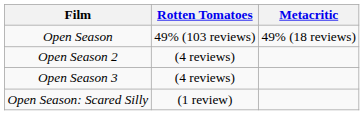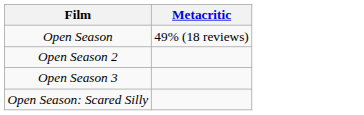- column: (205, 15)
